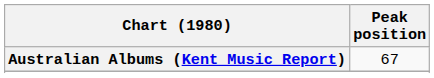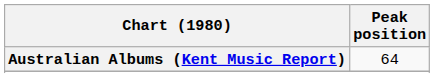(390, 59) 67 -> (390, 59) 64
